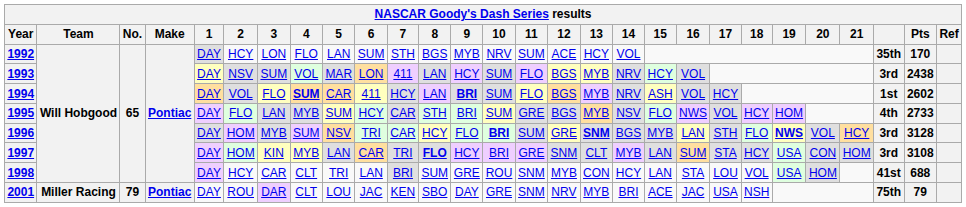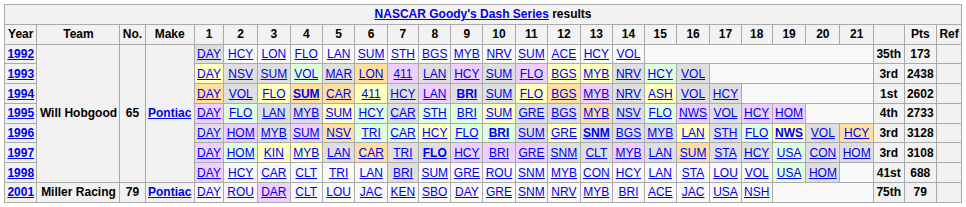(920, 54) 170 -> (920, 54) 173
